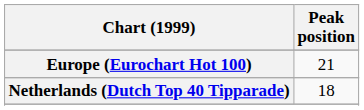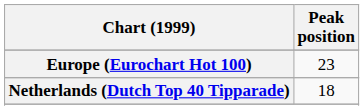(326, 63) 21 -> (326, 63) 23
